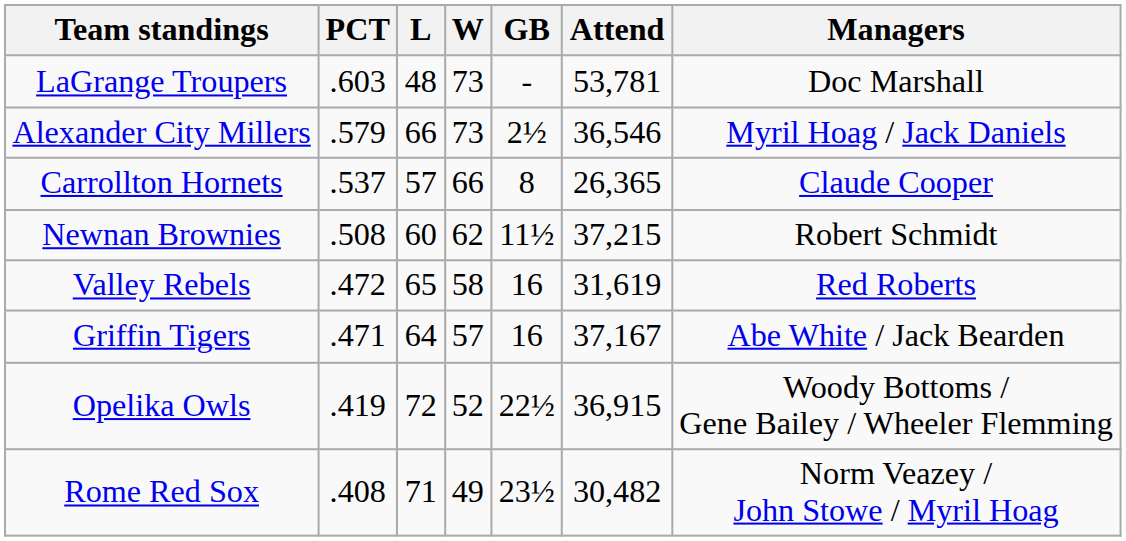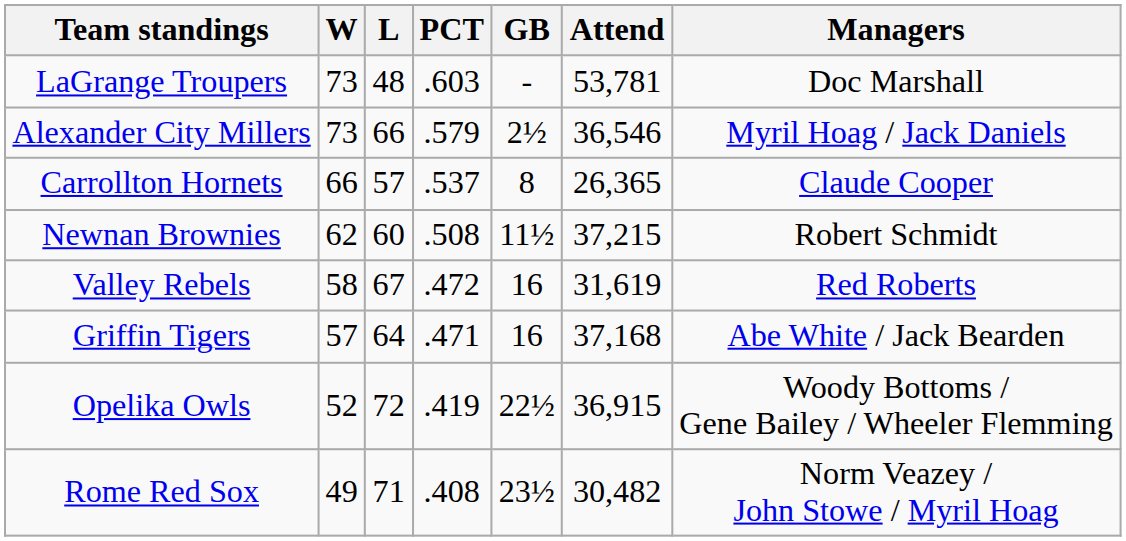columns swapped: (468, 30) <-> (358, 30)
(421, 285) 65 -> (389, 285) 67
(617, 336) 37,167 -> (617, 336) 37,168
